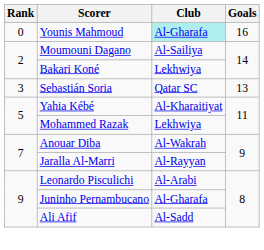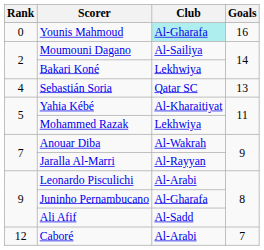(21, 87) 3 -> (21, 87) 4
+ row: (57, 236)
